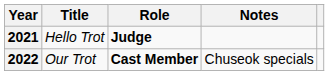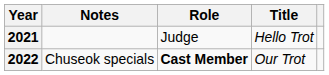columns swapped: (75, 15) <-> (259, 15)
(131, 37) bold -> (180, 37) normal
